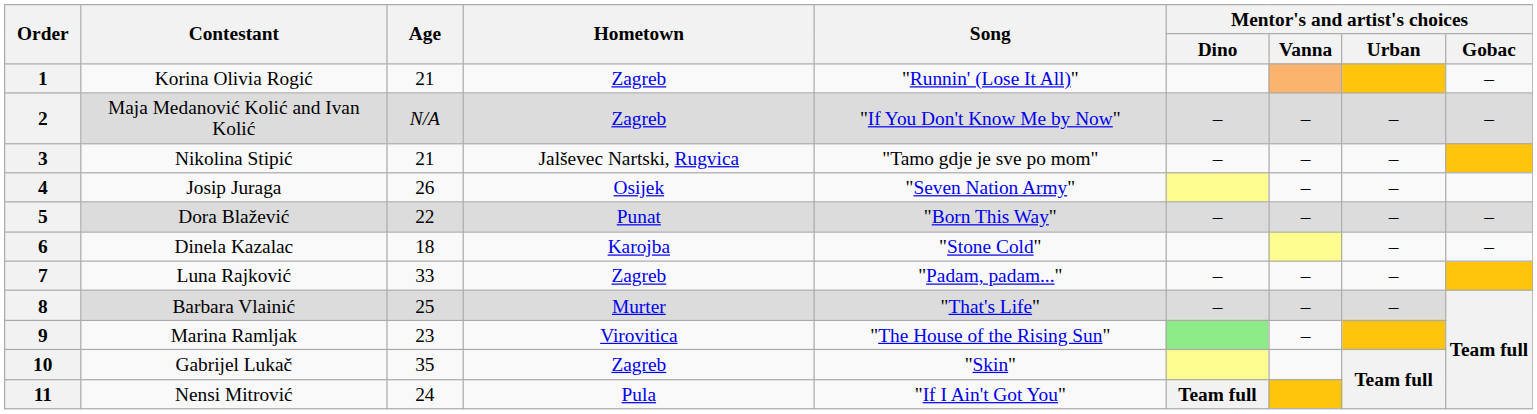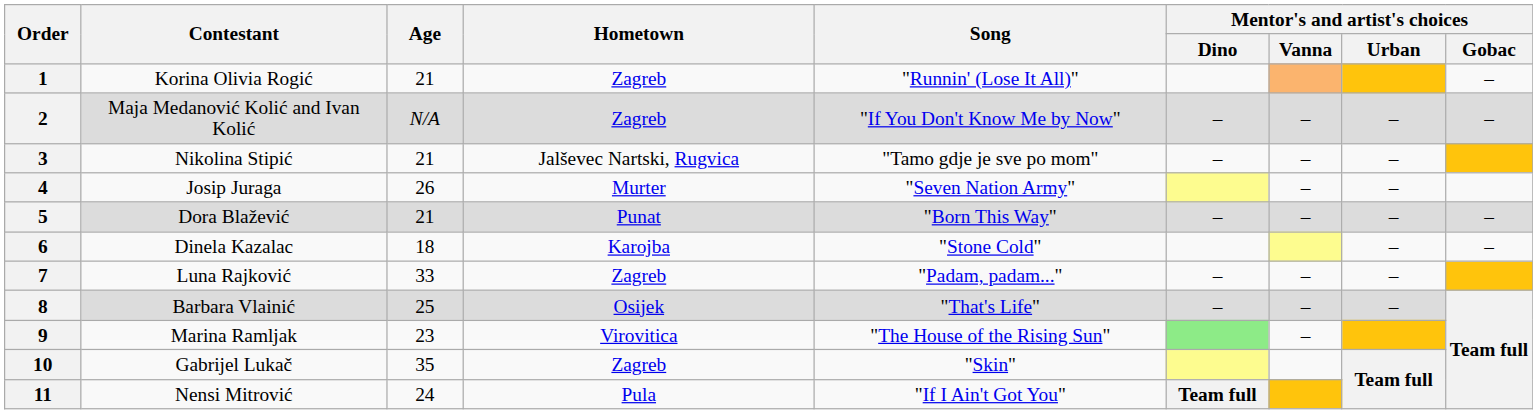(639, 187) Osijek -> (639, 187) Murter
(425, 217) 22 -> (425, 217) 21
(639, 305) Murter -> (639, 305) Osijek
